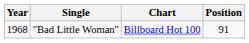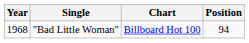(224, 29) 91 -> (224, 29) 94
